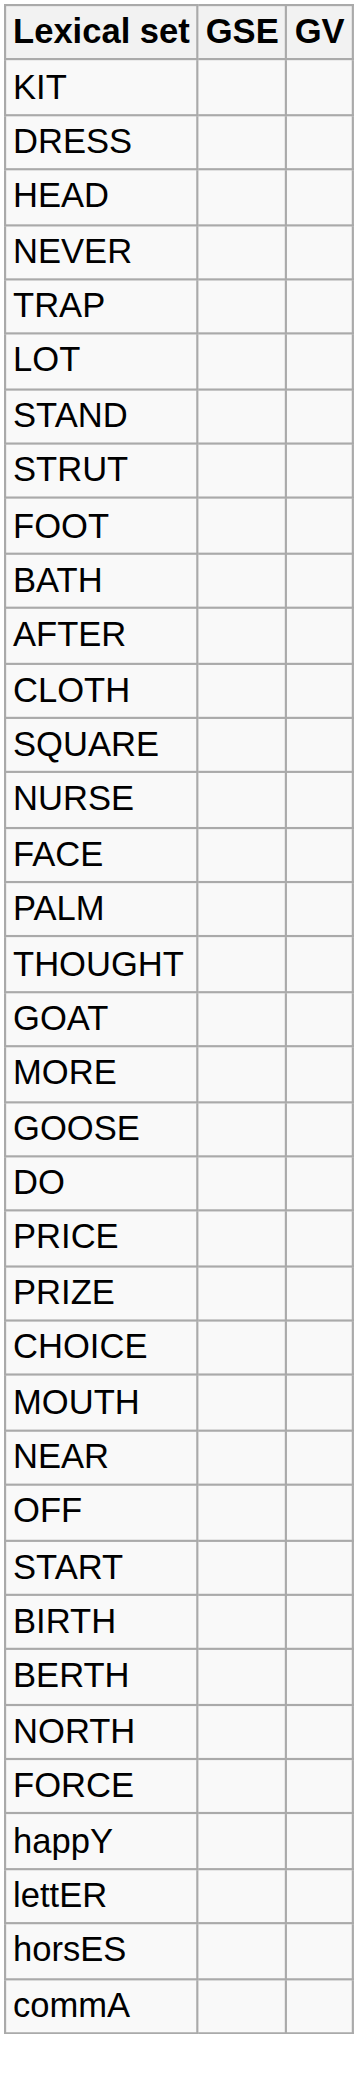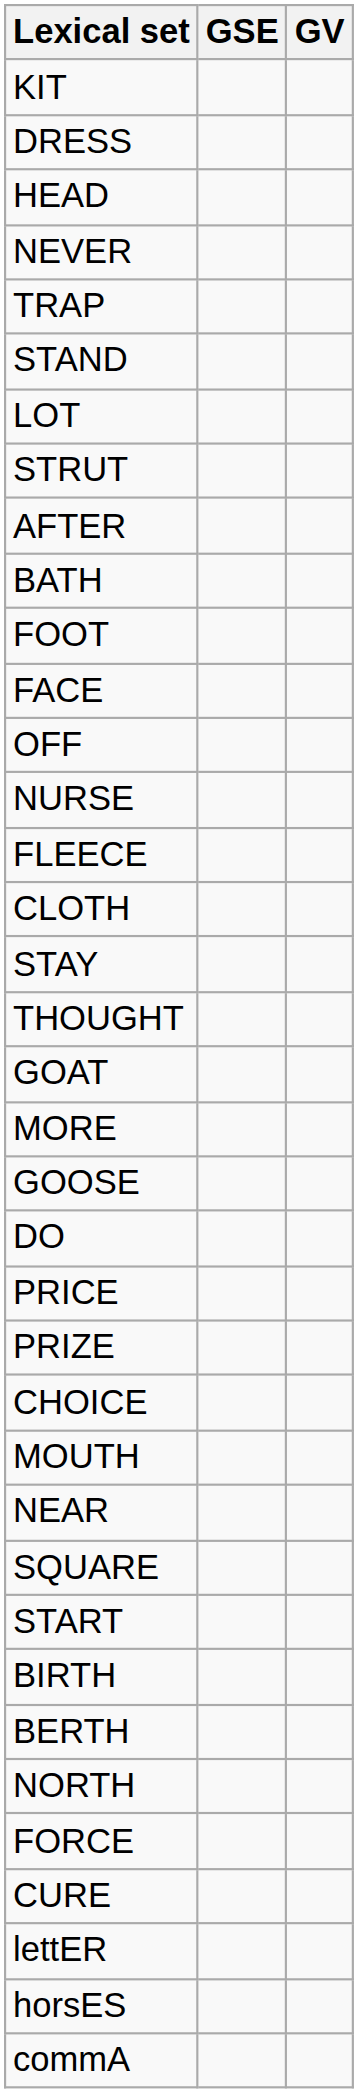rows swapped: (70, 415) <-> (47, 360)
rows swapped: (61, 525) <-> (70, 634)
rows swapped: (72, 689) <-> (58, 854)
rows swapped: (48, 1511) <-> (86, 744)
+ row: (80, 854)
+ row: (56, 963)
- row: (59, 908)
+ row: (62, 1895)
- row: (63, 1840)
